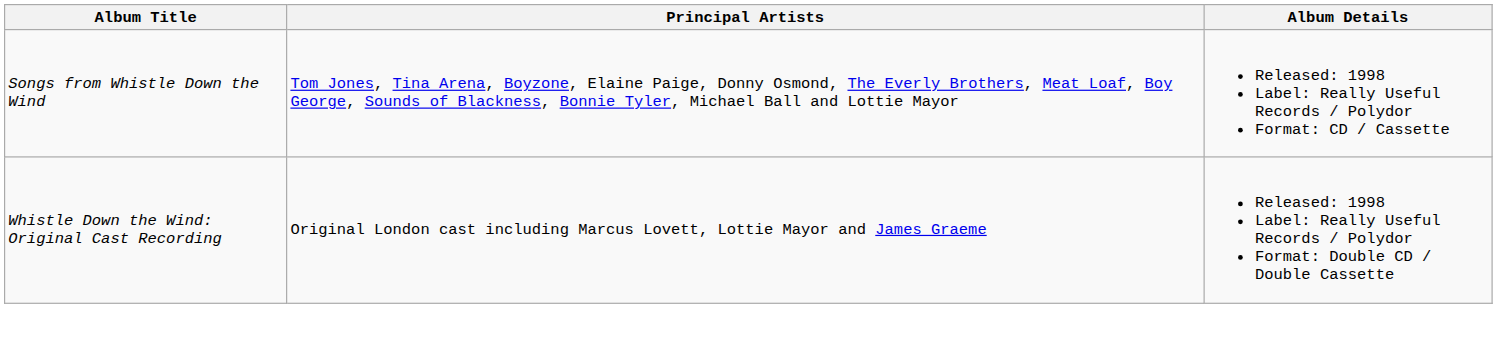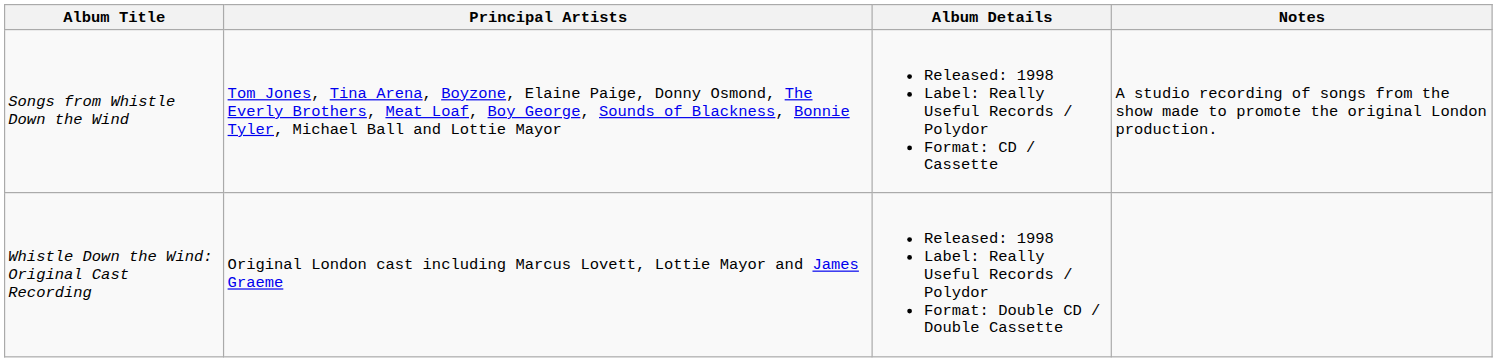+ column: (1302, 17)
